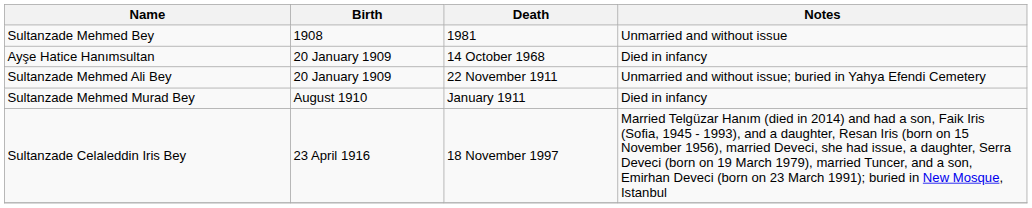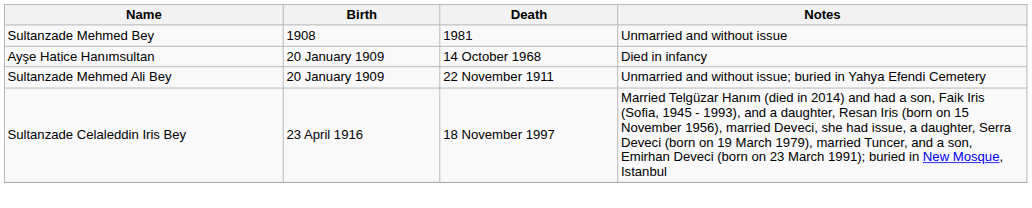- row: (101, 98)
